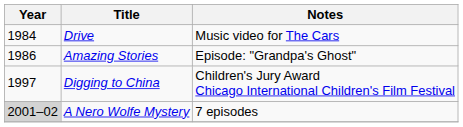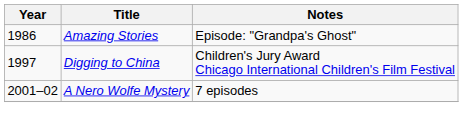- row: (79, 35)
(33, 111) lightgrey background -> (33, 91) no background
